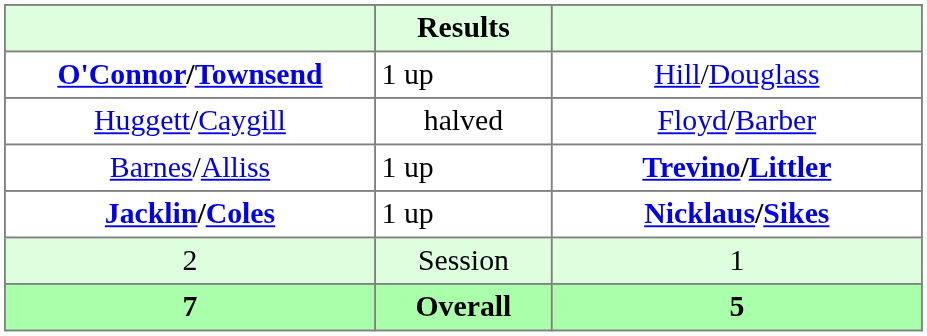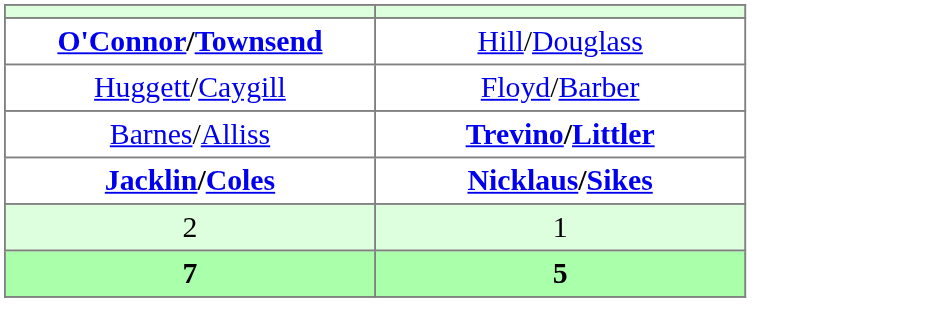- column: (463, 27)
